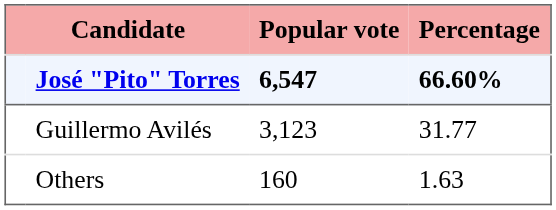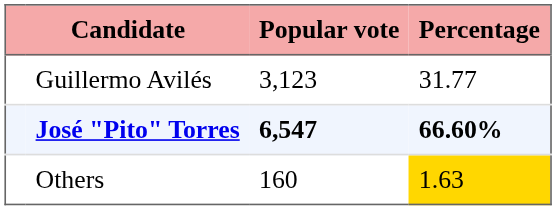rows swapped: (138, 79) <-> (124, 129)
(441, 179) no background -> (441, 179) gold background
